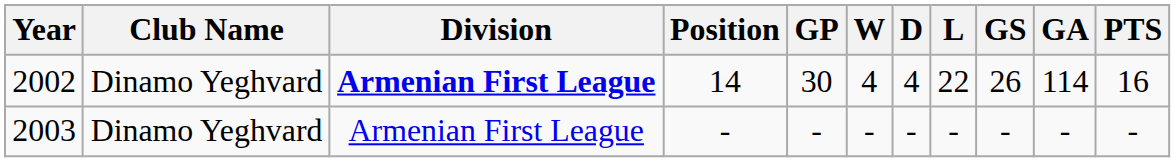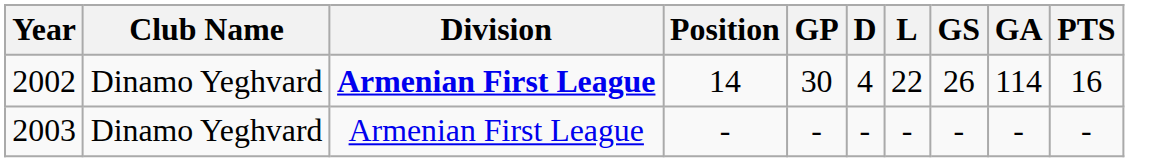- column: (869, 29)
